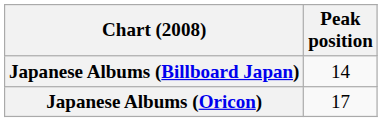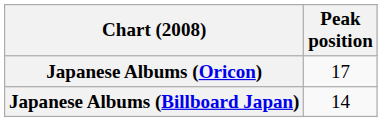rows swapped: (154, 101) <-> (154, 71)
